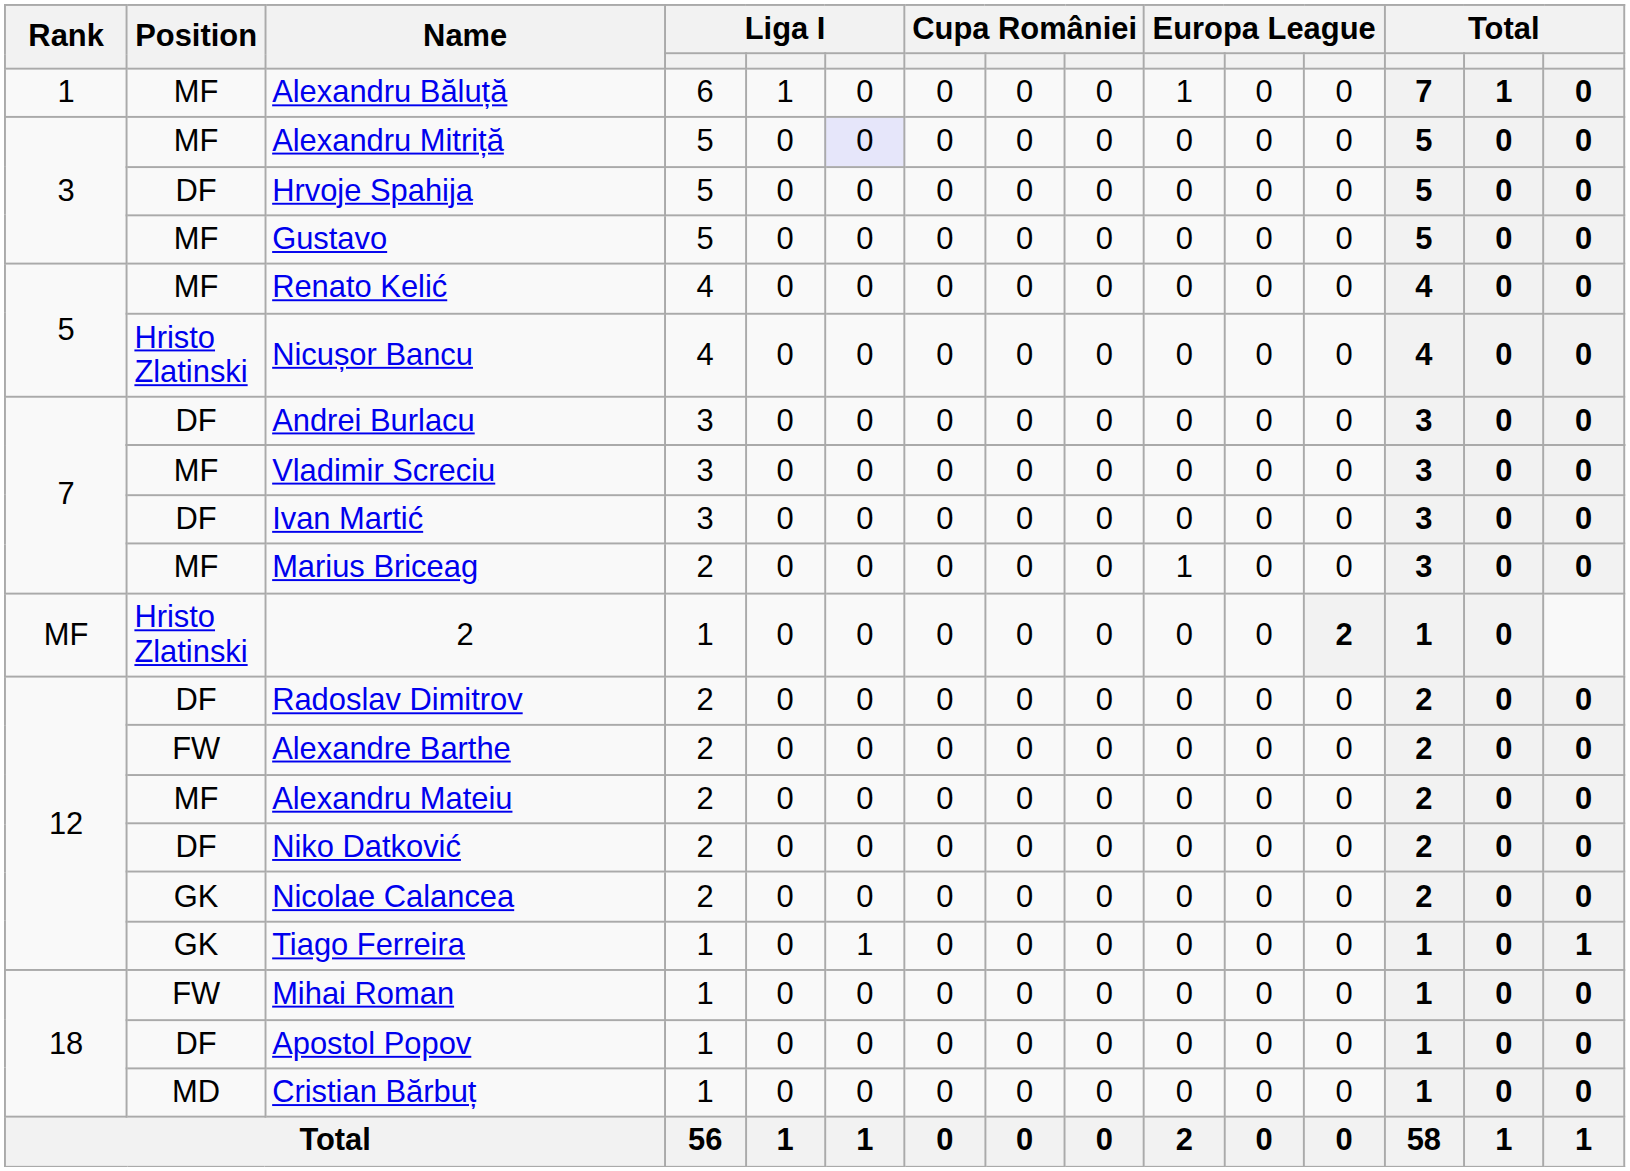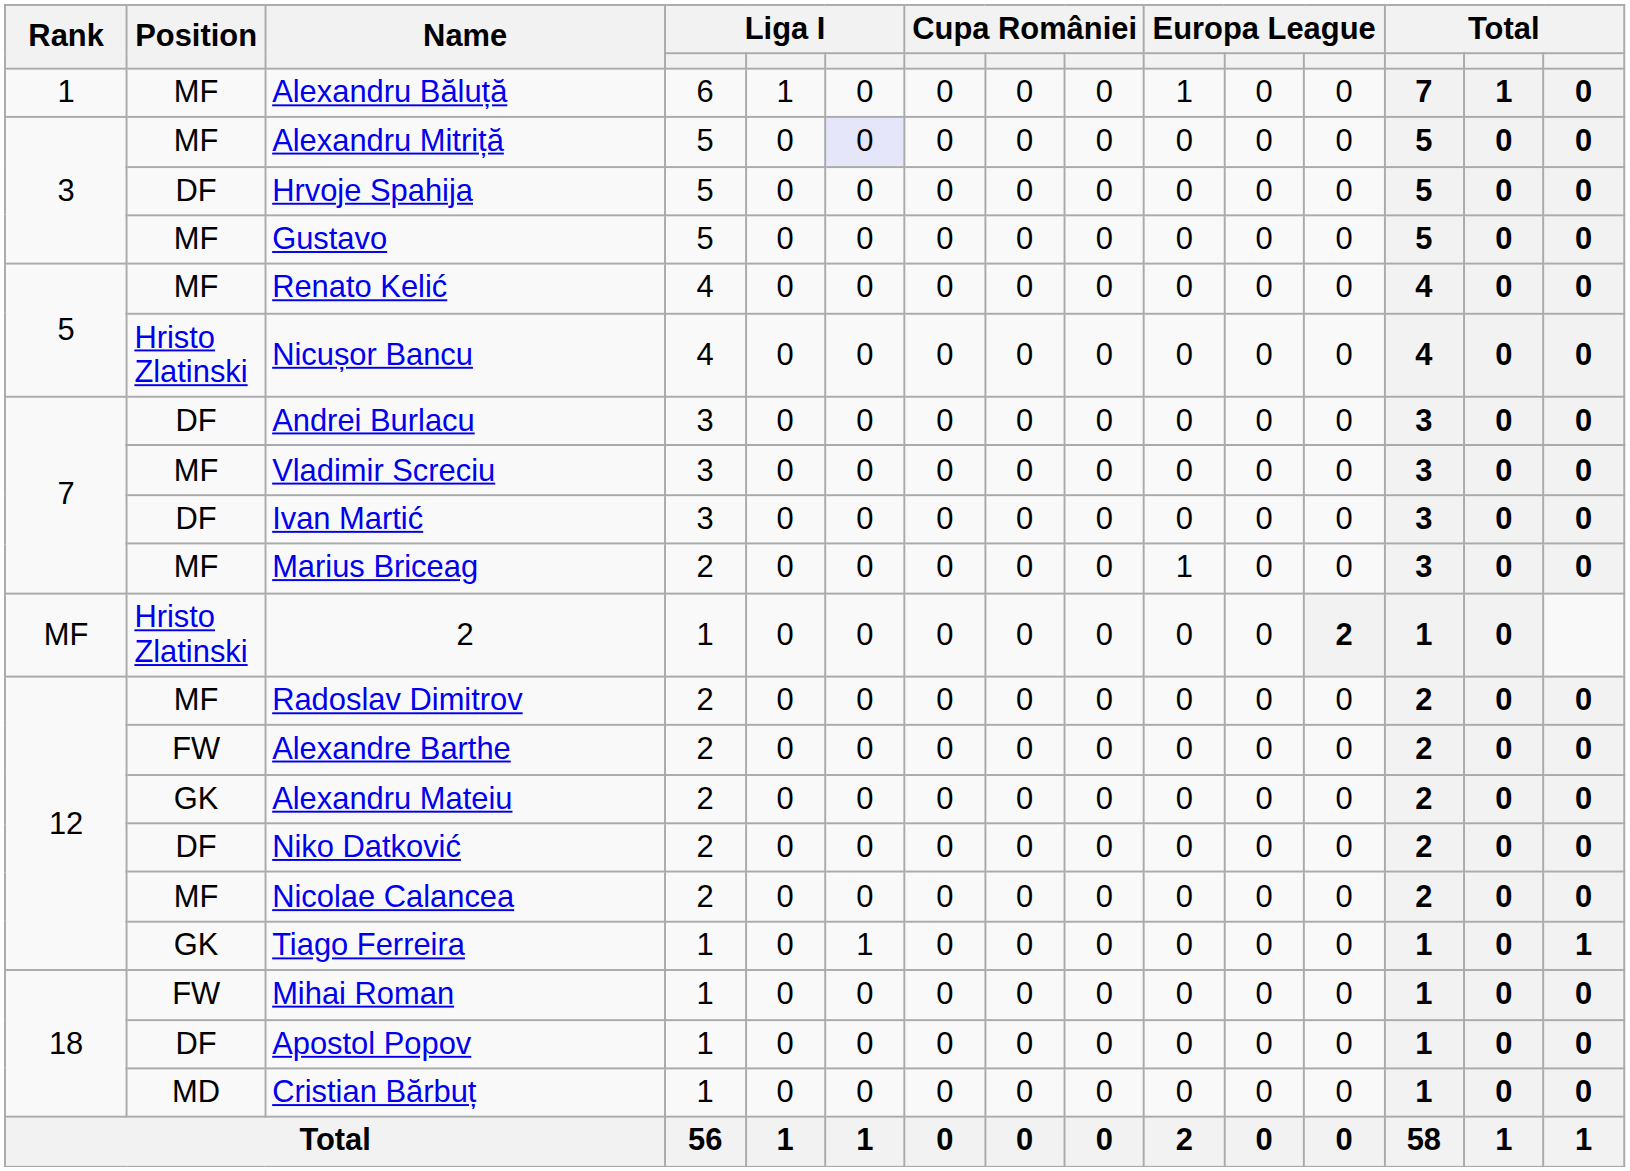(196, 700) DF -> (196, 700) MF
(196, 798) MF -> (196, 798) GK
(196, 896) GK -> (196, 896) MF
